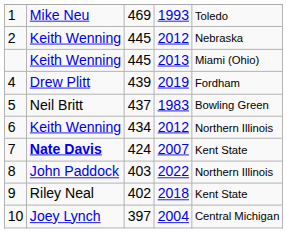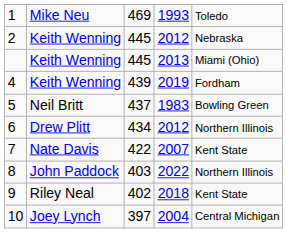(60, 82) Drew Plitt -> (76, 82) Keith Wenning
(76, 127) Keith Wenning -> (60, 127) Drew Plitt
(66, 149) bold -> (64, 149) normal
(139, 149) 424 -> (139, 149) 422
